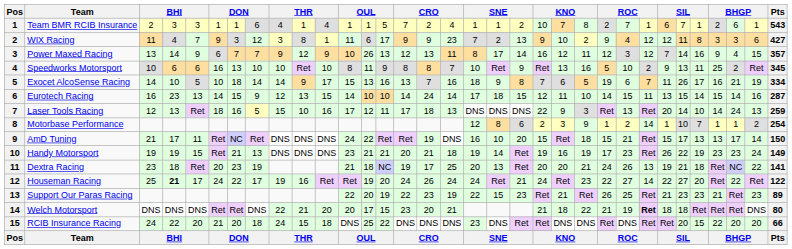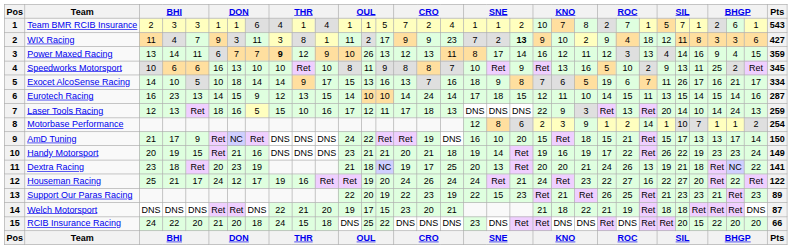(667, 25) 6 -> (666, 25) 5
(257, 39) 12 -> (257, 39) 11
(369, 39) 6 -> (369, 39) 2
(521, 39) normal -> (521, 39) bold
(648, 39) 12 -> (648, 39) 18
(197, 53) 9 -> (197, 53) 11
(280, 53) normal -> (280, 53) bold
(648, 53) 12 -> (648, 53) 13
(667, 53) 7 -> (666, 53) 4
(778, 53) 357 -> (777, 53) 359
(756, 82) 19 -> (756, 82) 17
(197, 138) 11 -> (197, 138) 9
(151, 152) 19 -> (151, 152) 20
(257, 152) 13 -> (257, 152) 16
(627, 152) 23 -> (627, 152) 22
(174, 181) bold -> (174, 181) normal
(236, 181) 22 -> (236, 181) 12
(648, 181) 14 -> (648, 181) 16
(350, 209) 20 -> (350, 209) 19
(648, 209) bold -> (648, 209) normal
(778, 209) 80 -> (777, 209) 87
